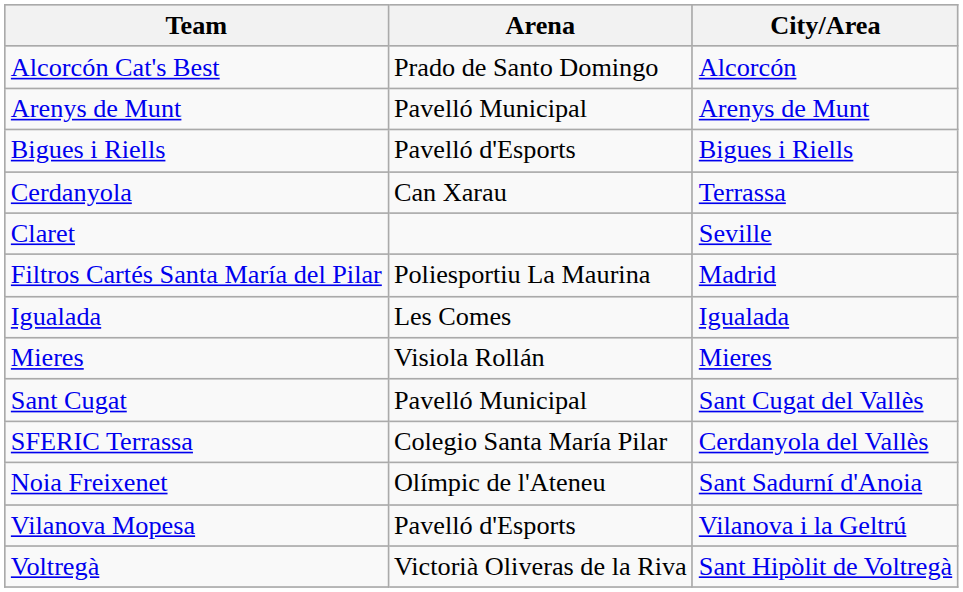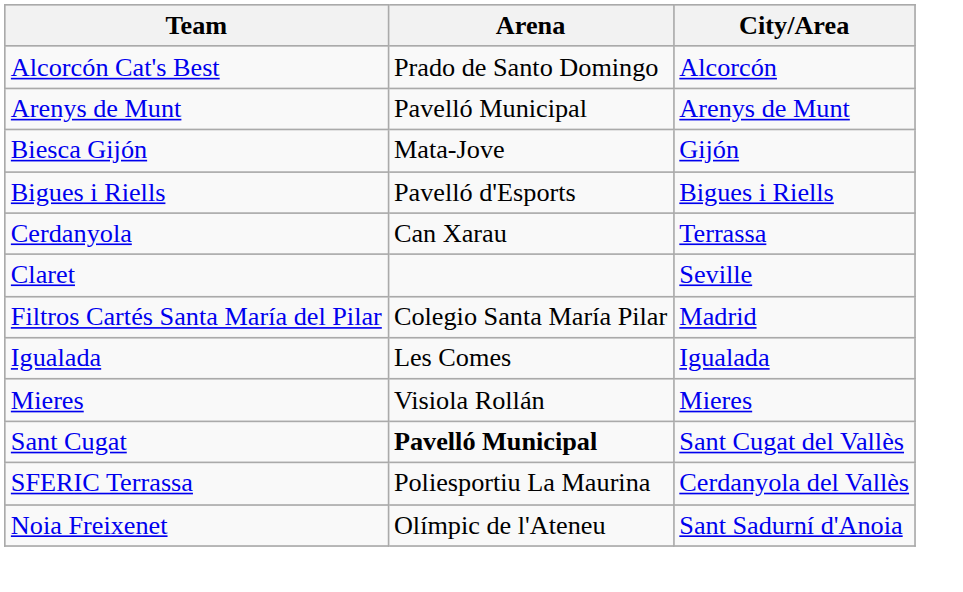+ row: (79, 150)
(522, 274) Poliesportiu La Maurina -> (531, 316) Colegio Santa María Pilar
(490, 399) normal -> (496, 441) bold
(531, 441) Colegio Santa María Pilar -> (522, 483) Poliesportiu La Maurina
- row: (103, 524)
- row: (55, 566)
